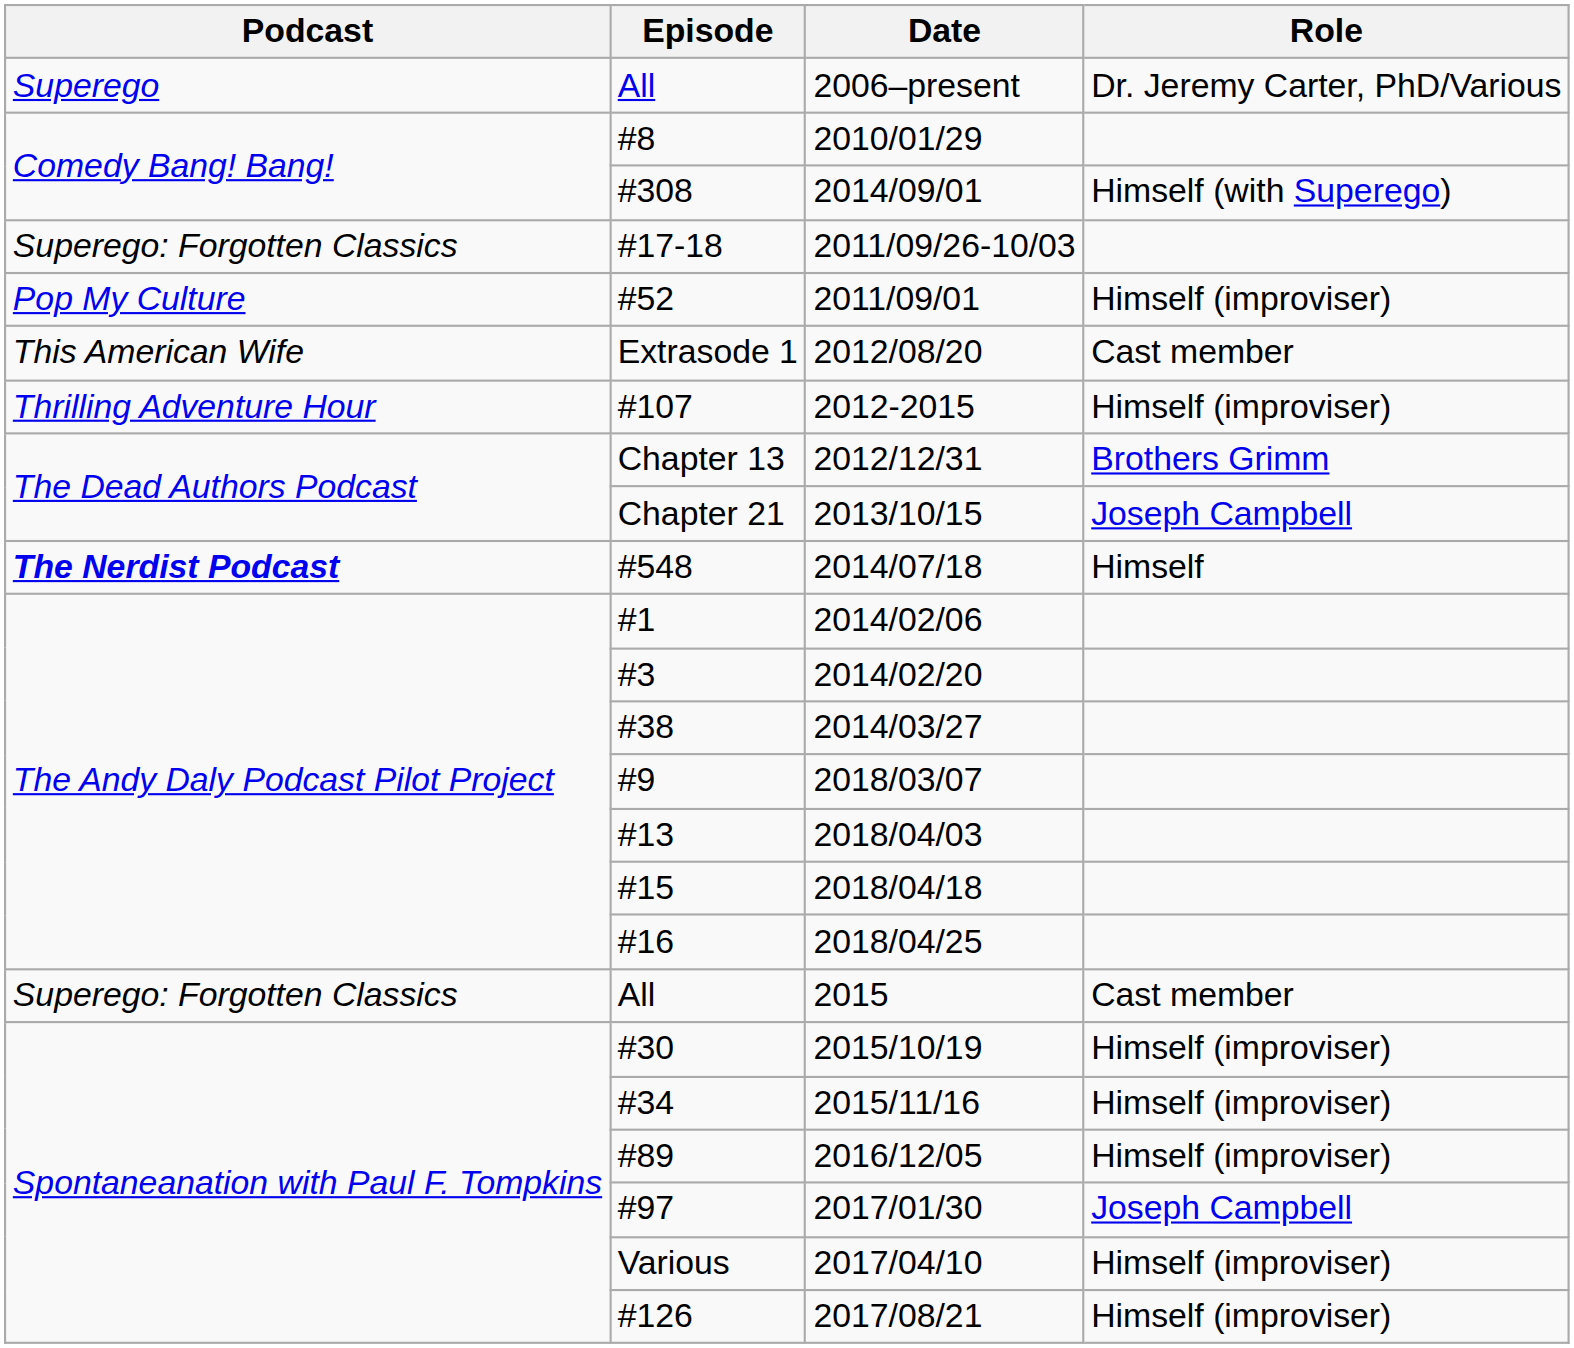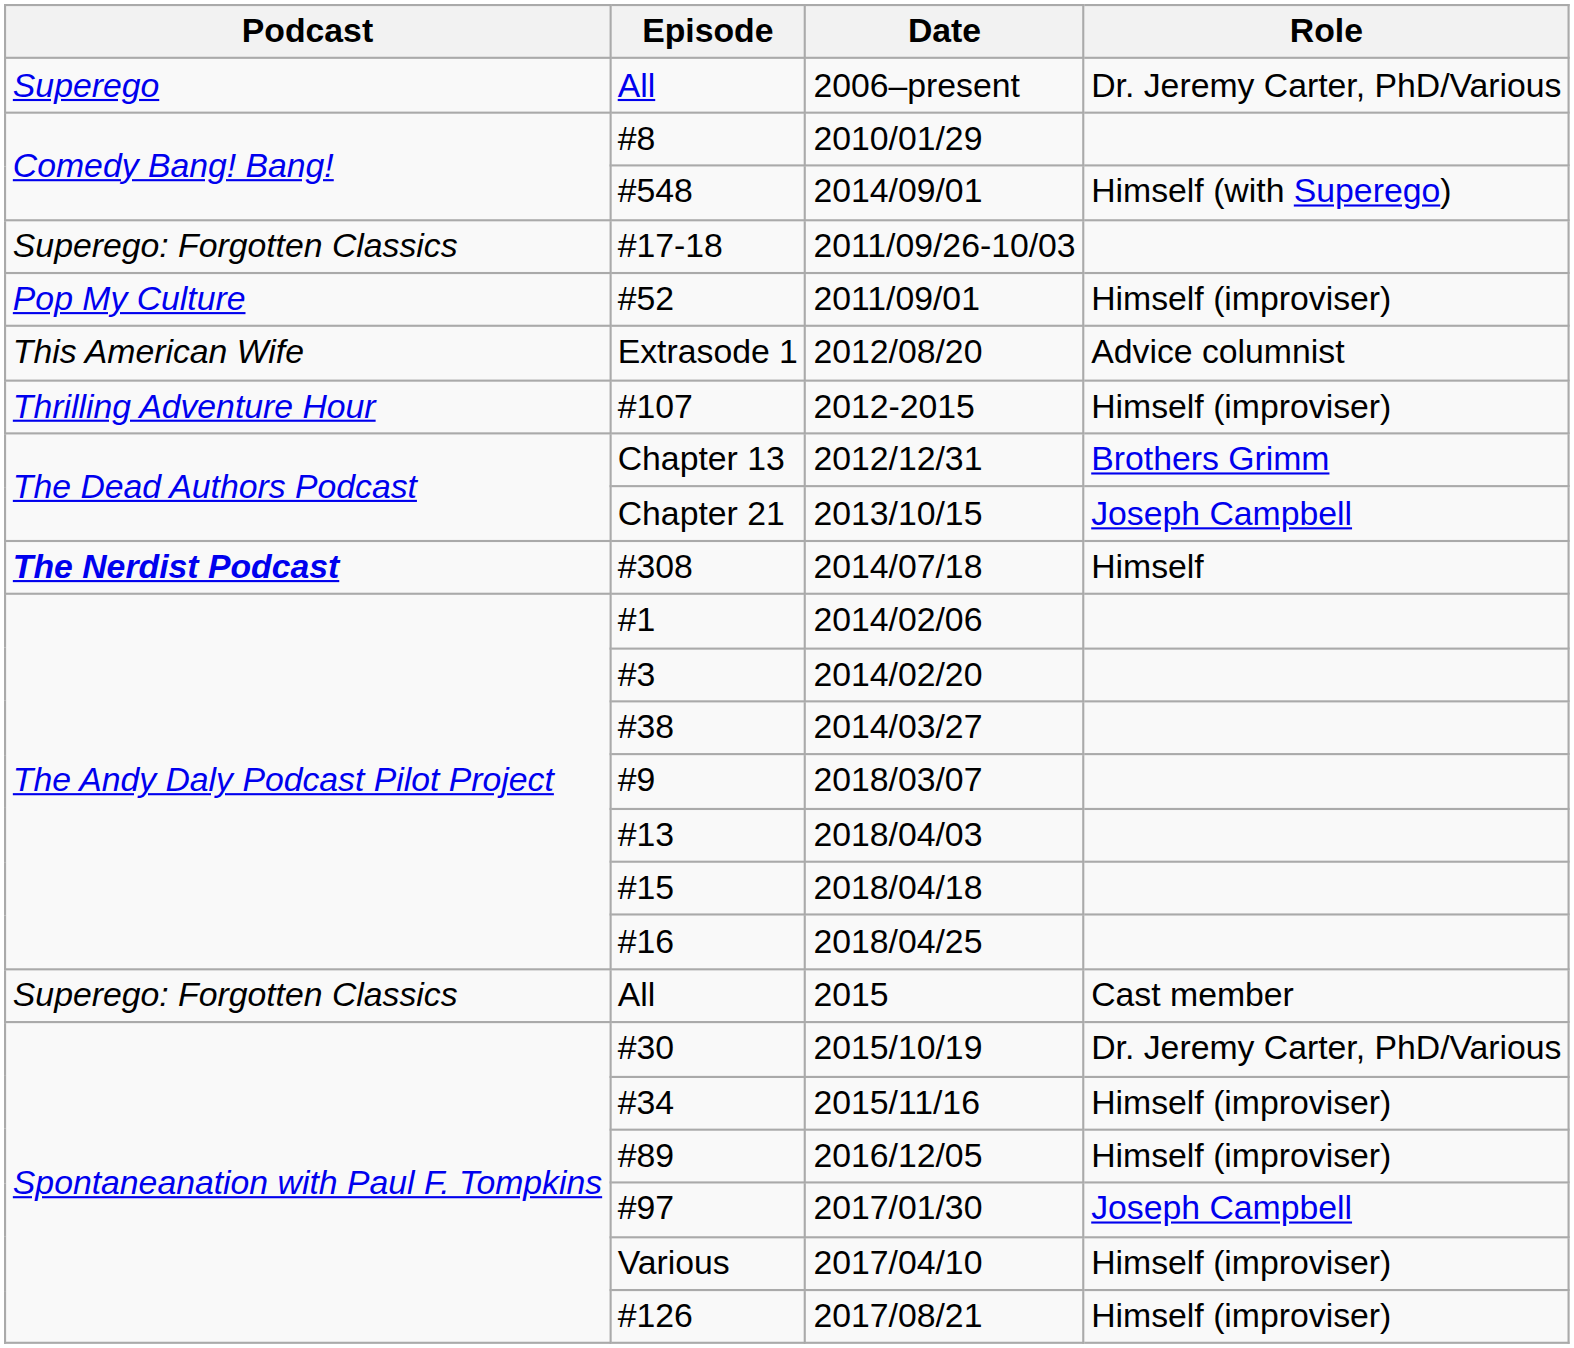(655, 191) #308 -> (655, 191) #548
(1193, 352) Cast member -> (1218, 352) Advice columnist
(655, 566) #548 -> (655, 566) #308
(1241, 1048) Himself (improviser) -> (1326, 1048) Dr. Jeremy Carter, PhD/Various
